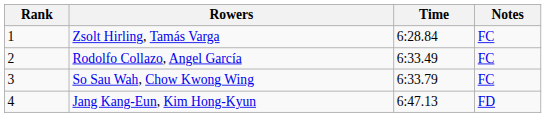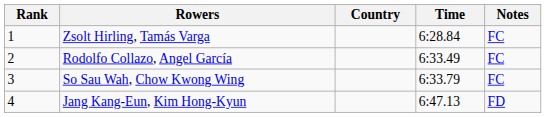+ column: (375, 15)
